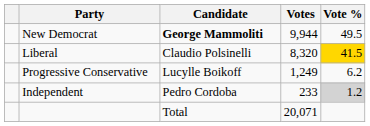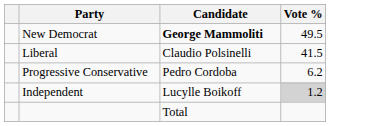- column: (301, 14)
(351, 53) gold background -> (312, 53) no background
(202, 72) Lucylle Boikoff -> (200, 72) Pedro Cordoba
(200, 92) Pedro Cordoba -> (202, 92) Lucylle Boikoff
